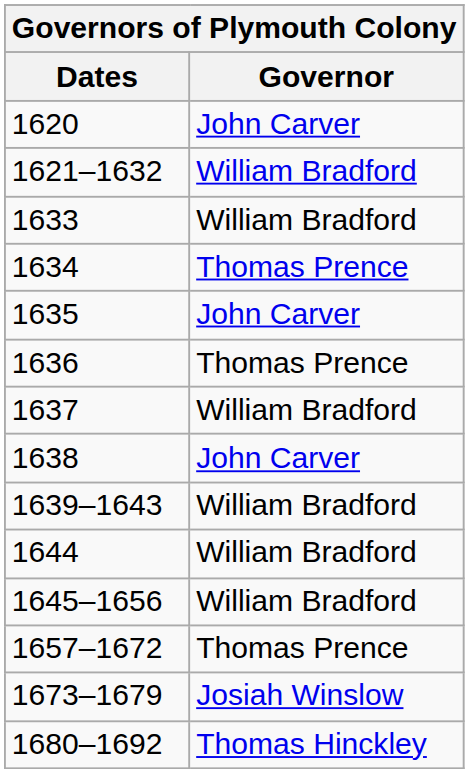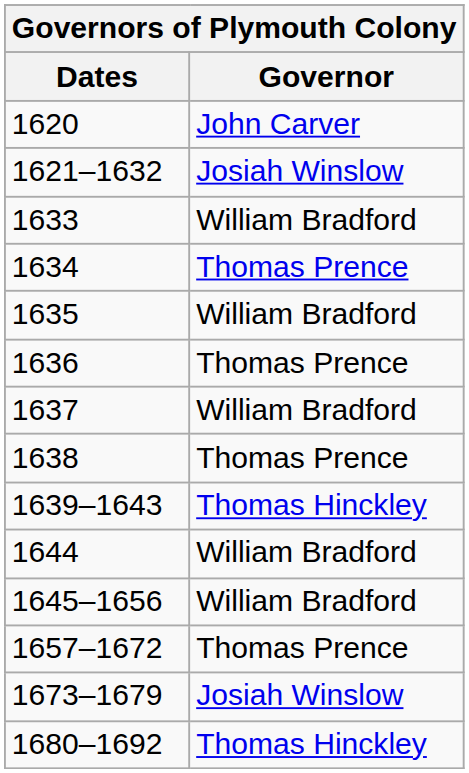(306, 171) William Bradford -> (300, 171) Josiah Winslow
(278, 314) John Carver -> (306, 314) William Bradford
(278, 457) John Carver -> (302, 457) Thomas Prence
(306, 505) William Bradford -> (312, 505) Thomas Hinckley
